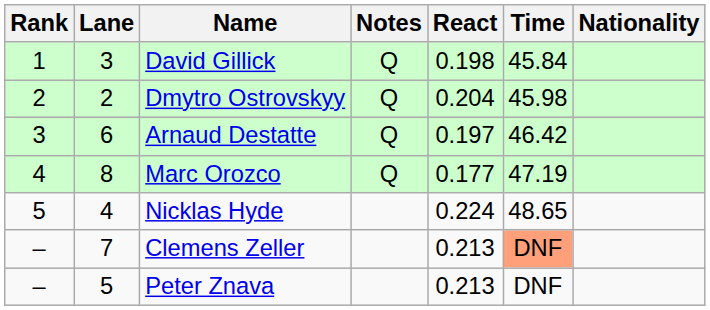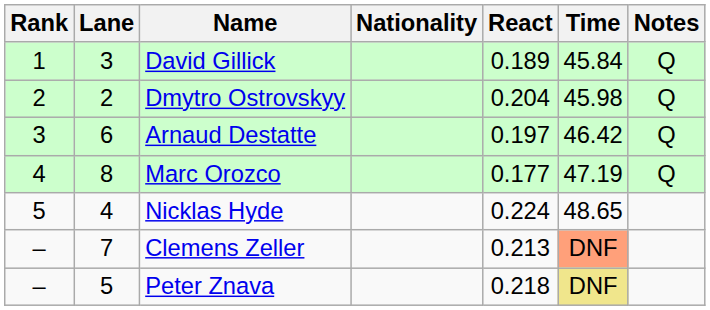columns swapped: (639, 23) <-> (389, 23)
(465, 60) 0.198 -> (520, 60) 0.189
(465, 286) 0.213 -> (520, 286) 0.218
(538, 286) no background -> (593, 286) khaki background
